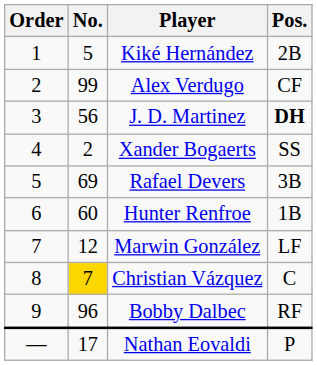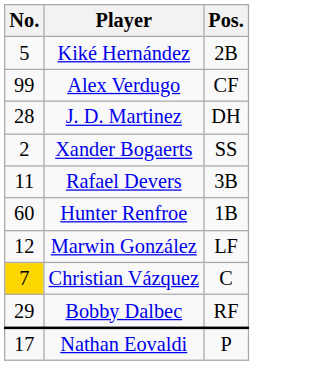- column: (36, 20)
(88, 117) 56 -> (24, 117) 28
(290, 117) bold -> (226, 117) normal
(88, 181) 69 -> (24, 181) 11
(88, 310) 96 -> (24, 310) 29
